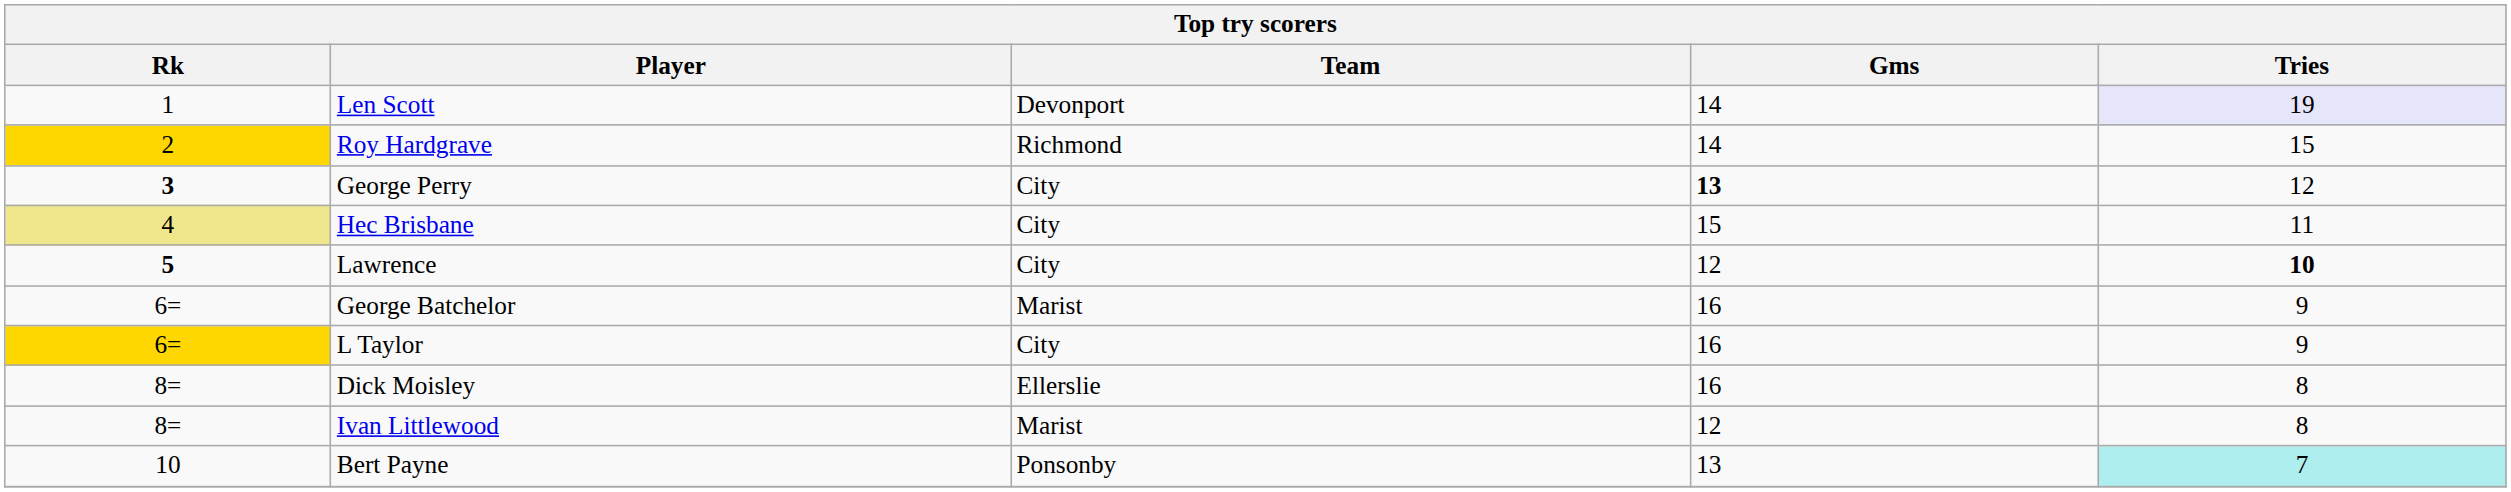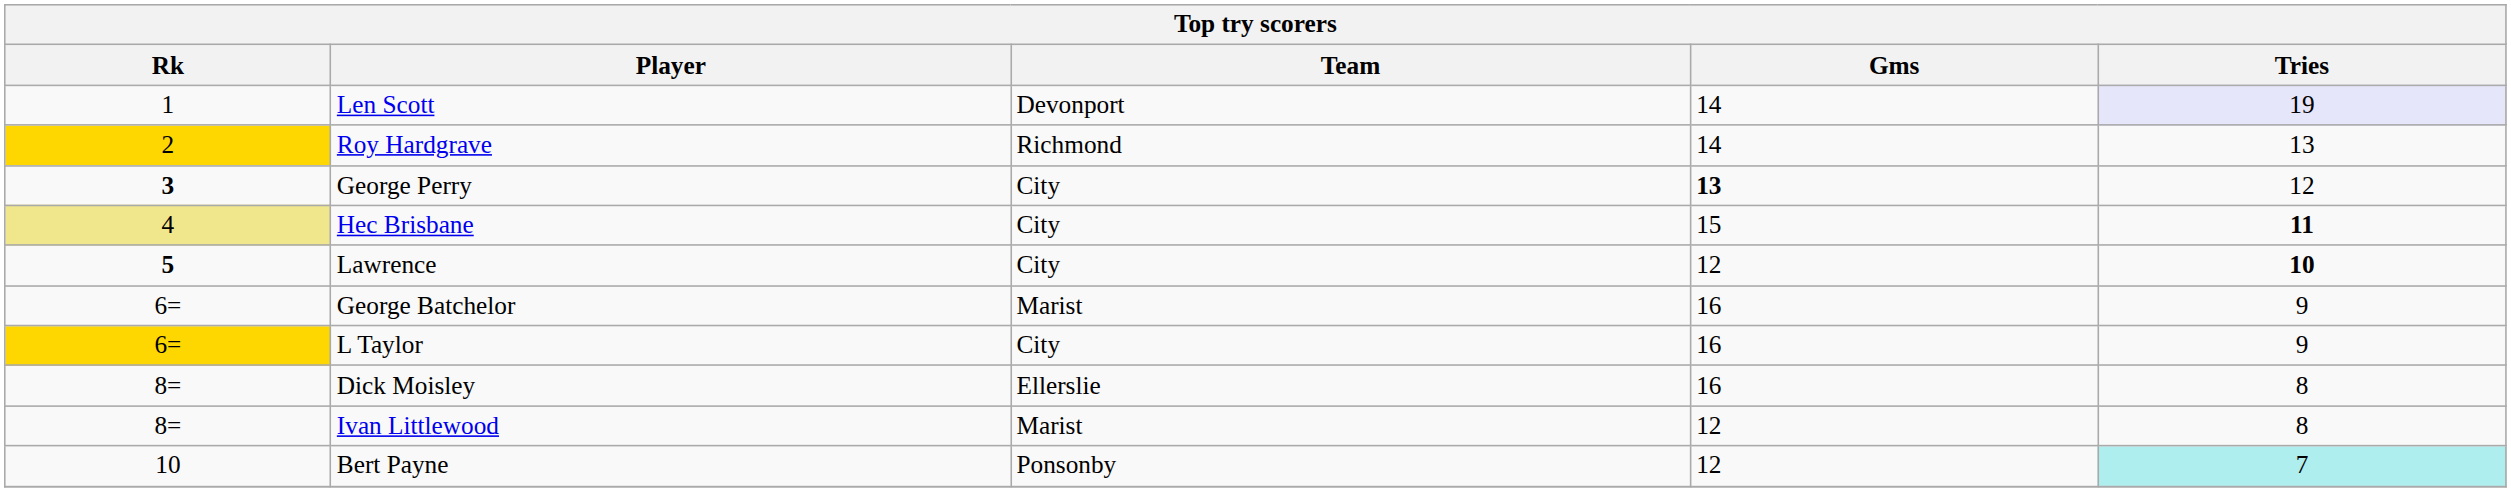(2302, 144) 15 -> (2302, 144) 13
(2302, 225) normal -> (2302, 225) bold
(1709, 465) 13 -> (1709, 465) 12
